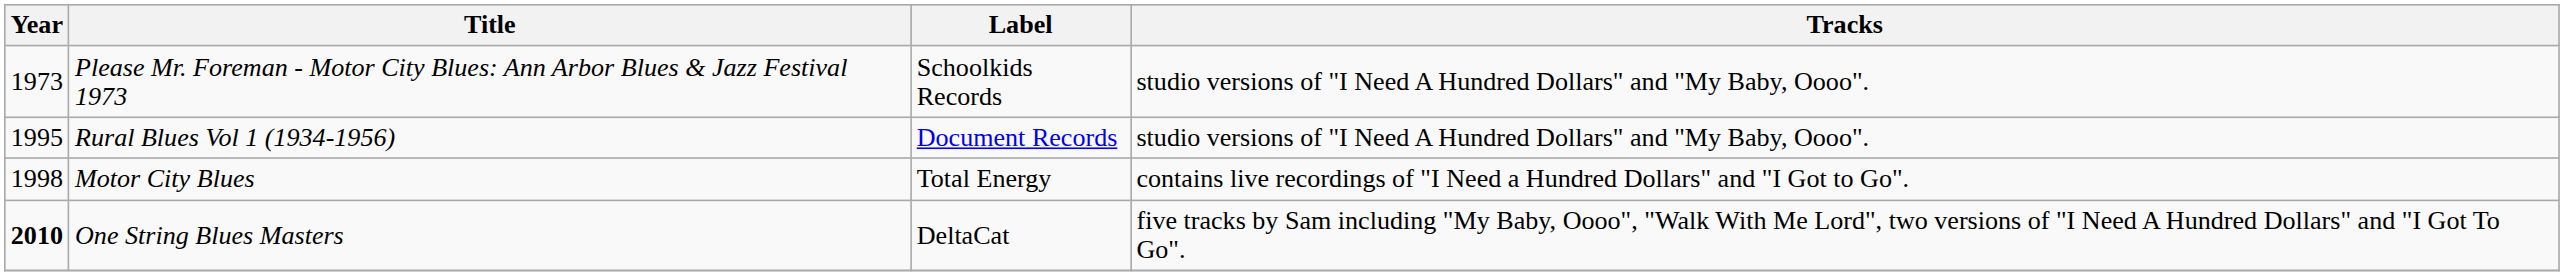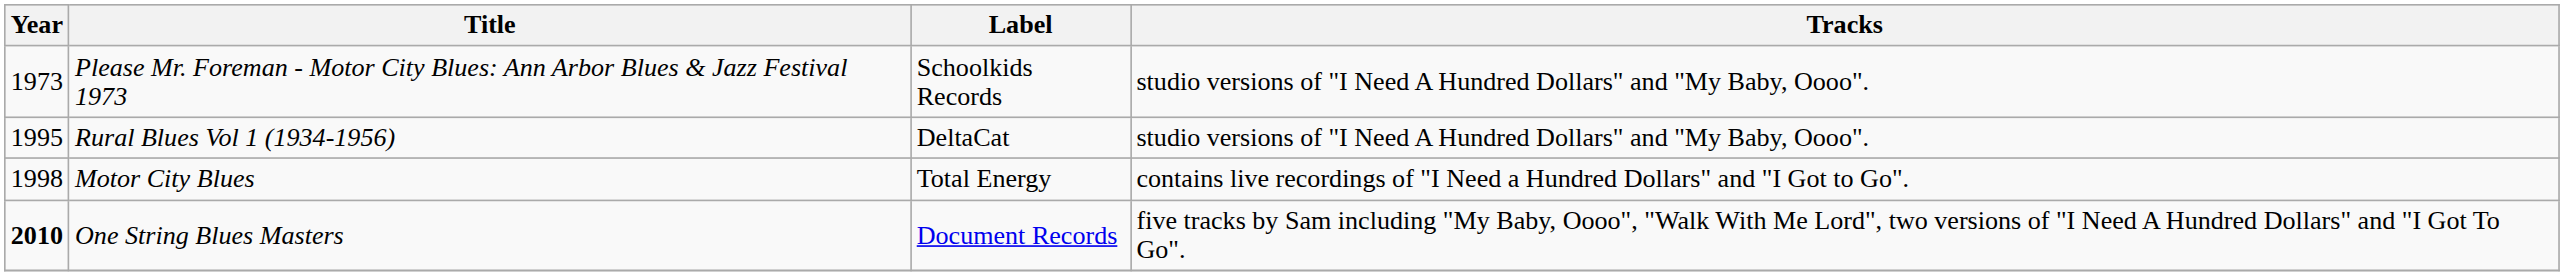(1017, 137) Document Records -> (963, 137) DeltaCat
(963, 234) DeltaCat -> (1017, 234) Document Records
